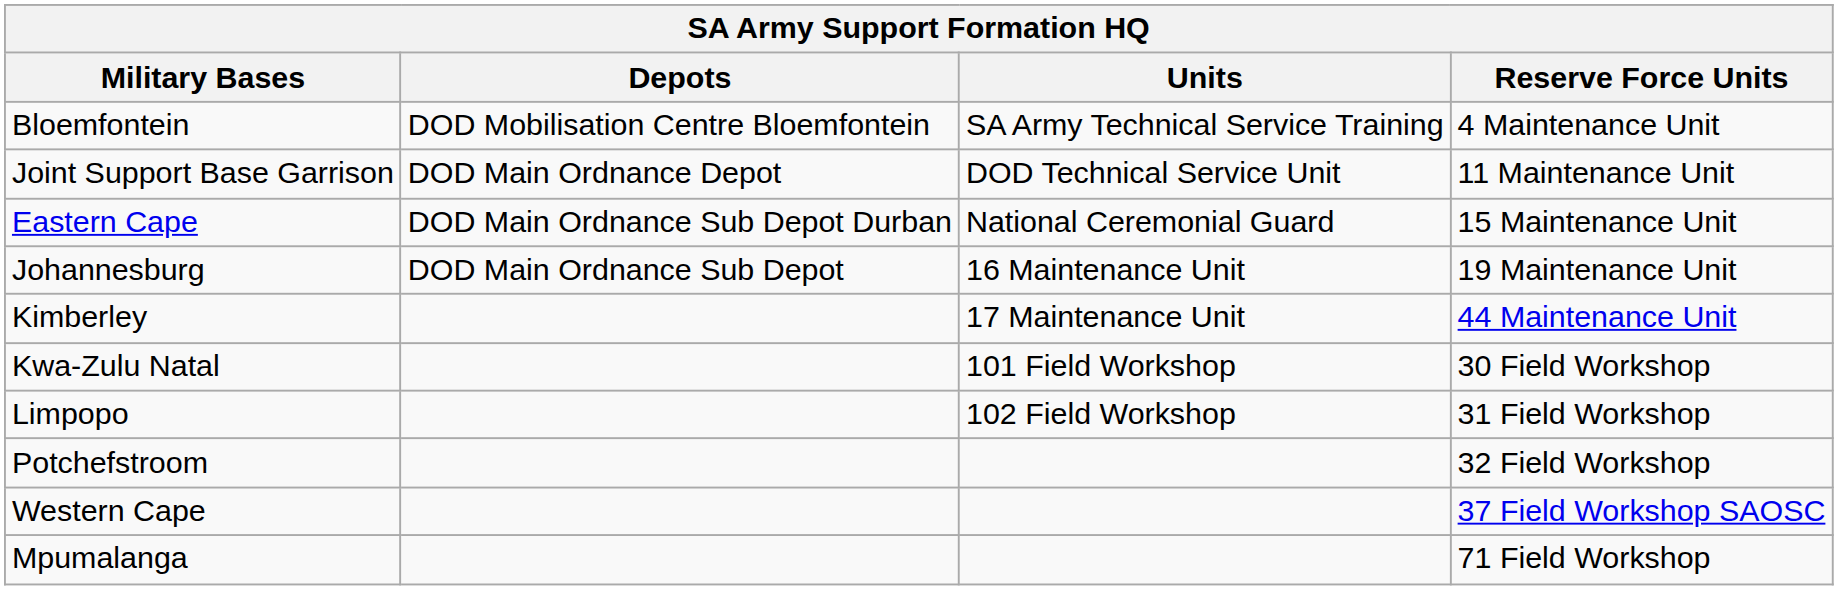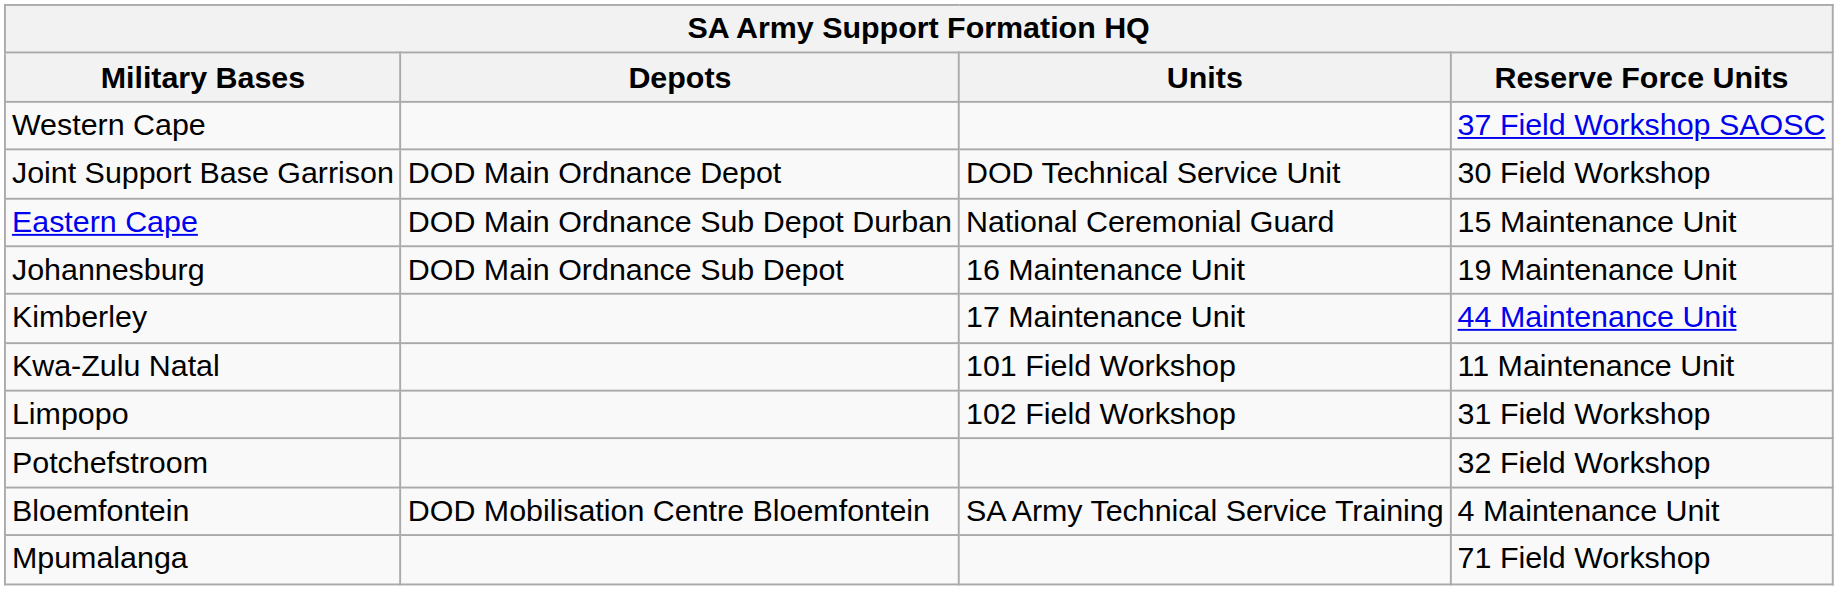rows swapped: (101, 125) <-> (109, 510)
(1596, 173) 11 Maintenance Unit -> (1584, 173) 30 Field Workshop
(1584, 366) 30 Field Workshop -> (1596, 366) 11 Maintenance Unit
